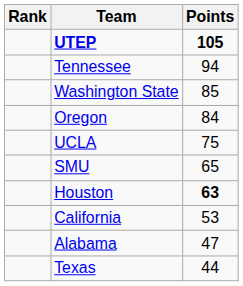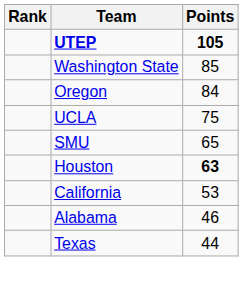- row: (92, 67)
(210, 243) 47 -> (210, 218) 46
